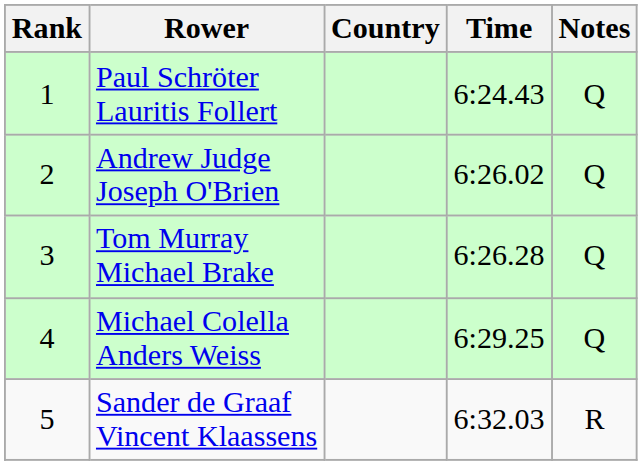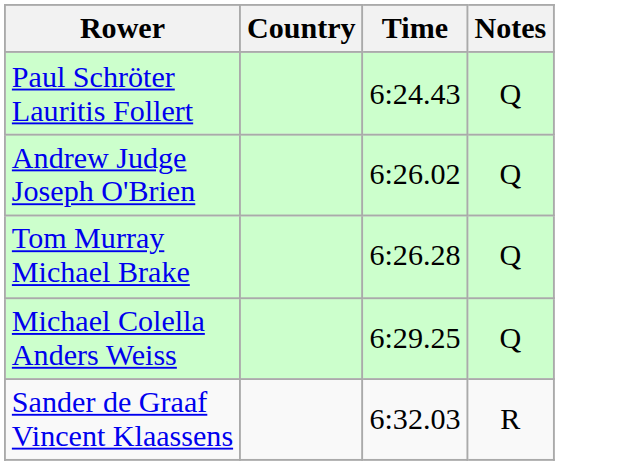- column: (47, 28)
